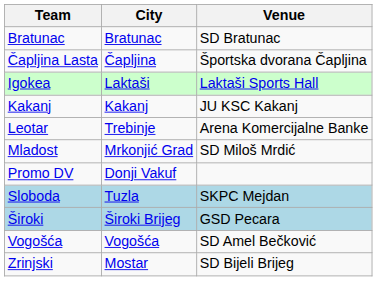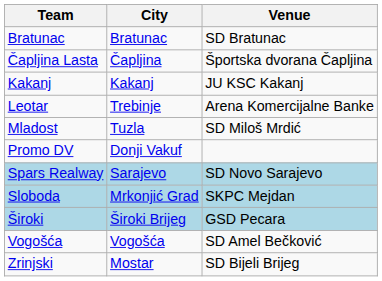- row: (29, 83)
(149, 151) Mrkonjić Grad -> (127, 128) Tuzla
+ row: (56, 173)
(122, 196) Tuzla -> (154, 196) Mrkonjić Grad
